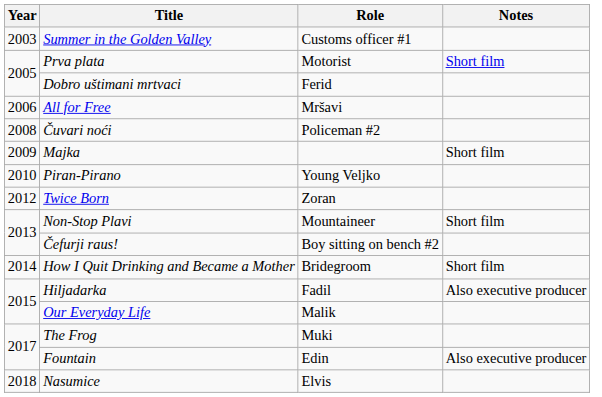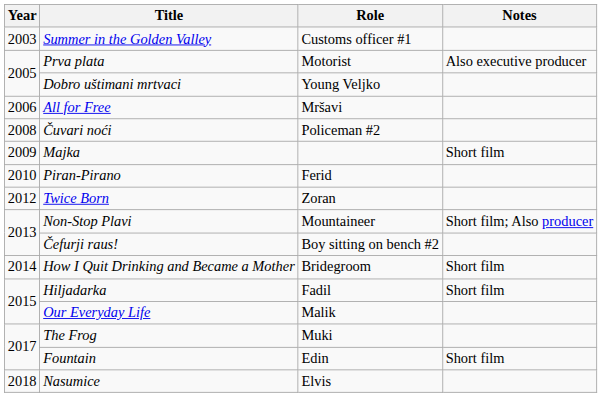(475, 61) Short film -> (516, 61) Also executive producer
(317, 84) Ferid -> (341, 84) Young Veljko
(341, 175) Young Veljko -> (317, 175) Ferid
(475, 221) Short film -> (519, 221) Short film; Also producer
(516, 289) Also executive producer -> (475, 289) Short film
(516, 358) Also executive producer -> (475, 358) Short film
